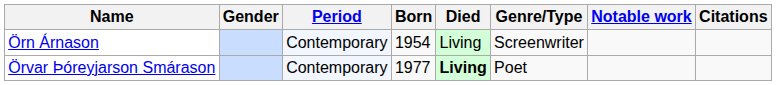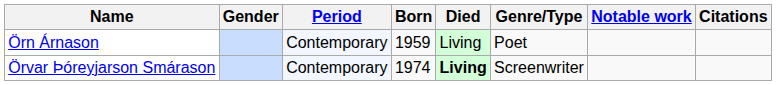(413, 42) 1954 -> (413, 42) 1959
(539, 42) Screenwriter -> (511, 42) Poet
(413, 67) 1977 -> (413, 67) 1974
(511, 67) Poet -> (539, 67) Screenwriter
